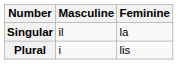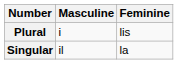rows swapped: (30, 31) <-> (30, 50)
